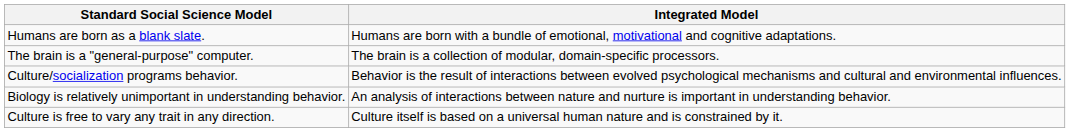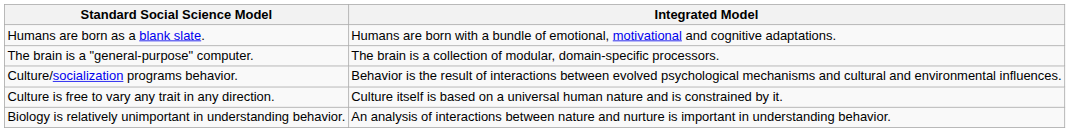rows swapped: (141, 117) <-> (176, 96)
